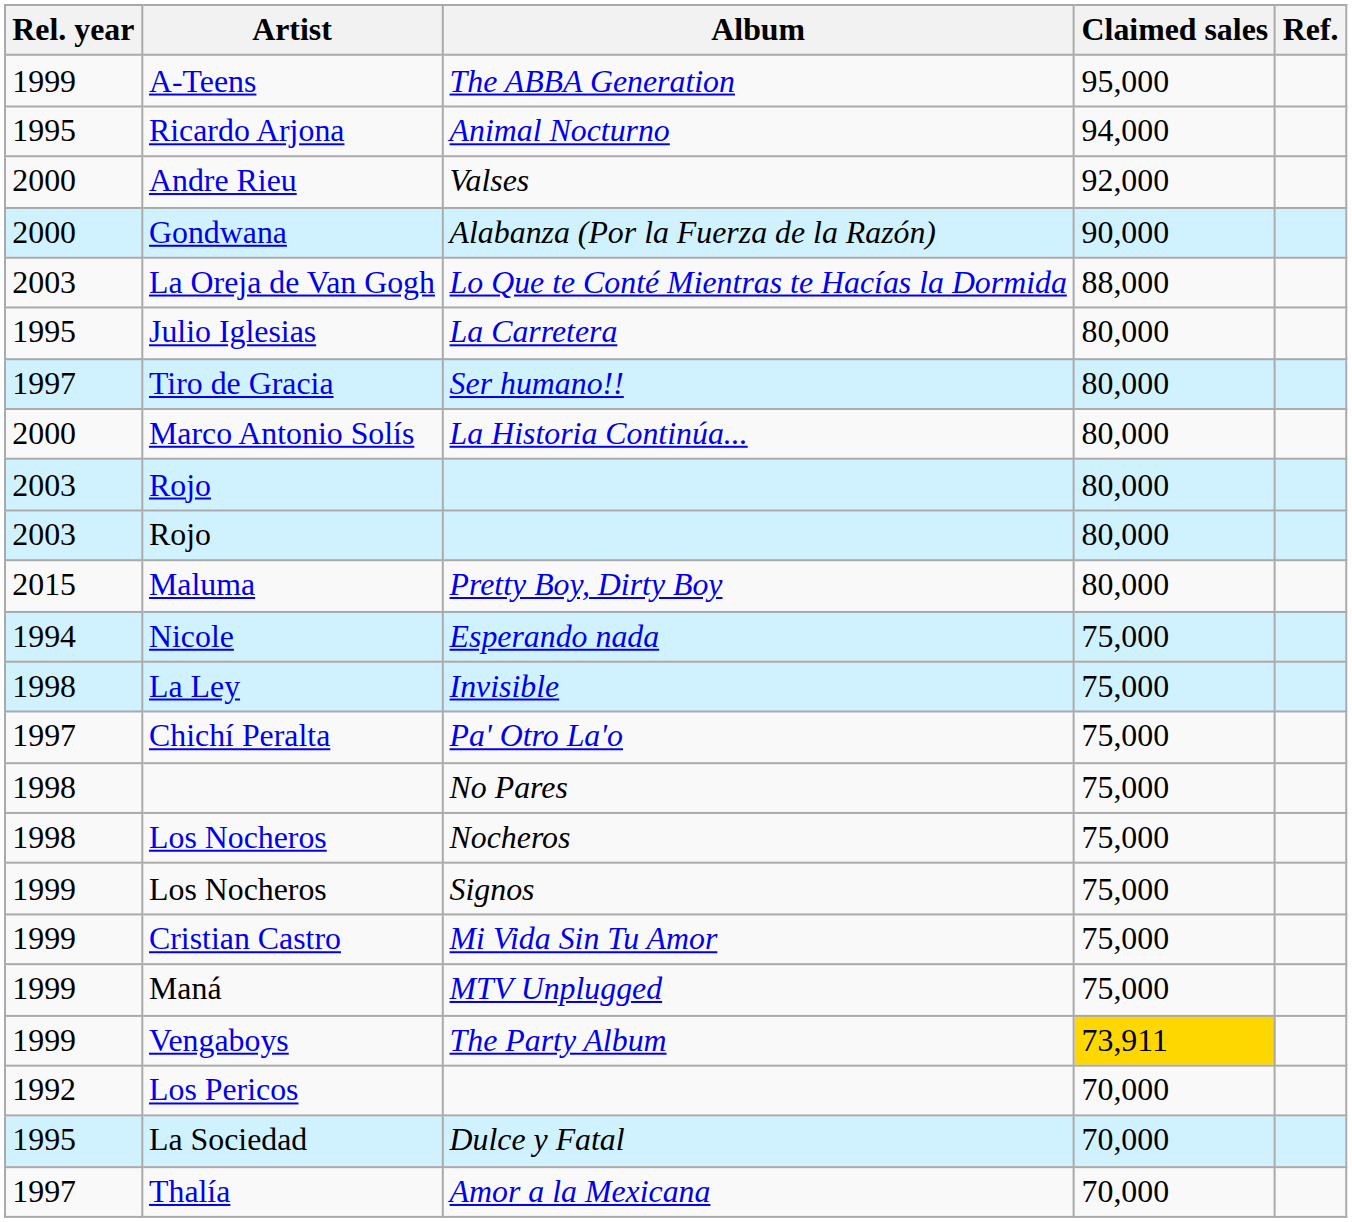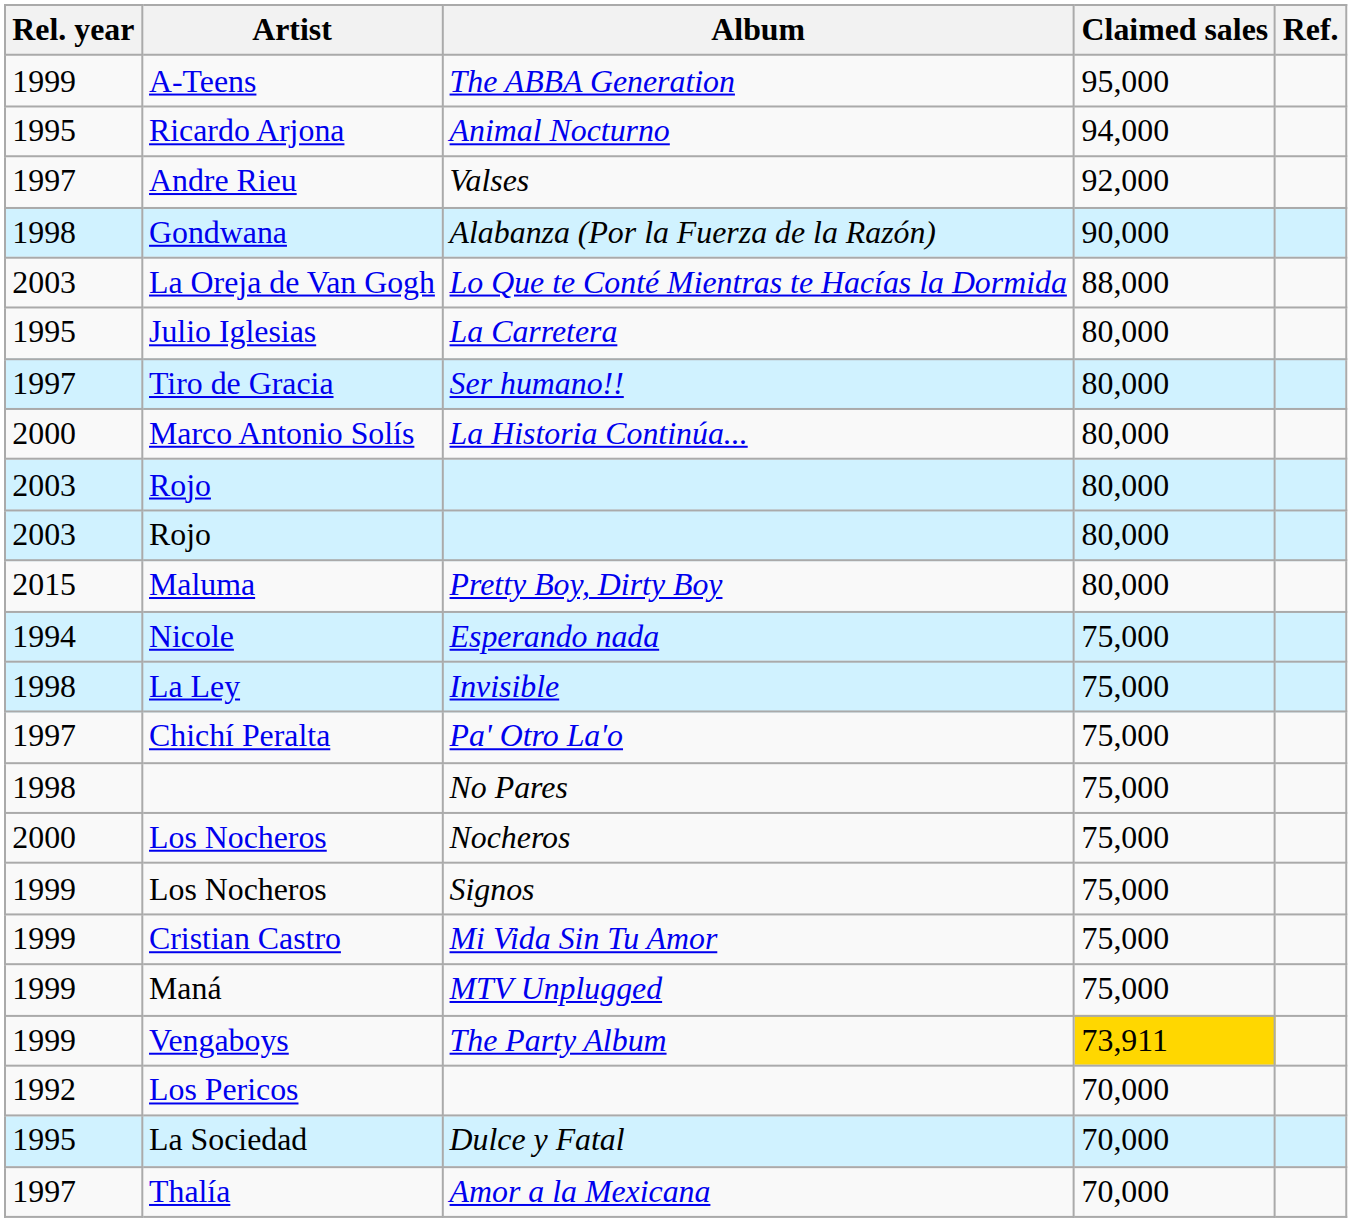(44, 181) 2000 -> (44, 181) 1997
(44, 231) 2000 -> (44, 231) 1998
(44, 837) 1998 -> (44, 837) 2000
